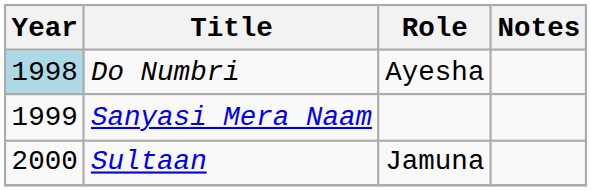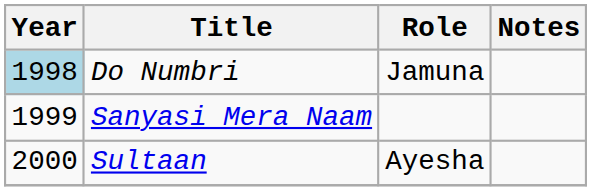(435, 72) Ayesha -> (435, 72) Jamuna
(435, 162) Jamuna -> (435, 162) Ayesha
